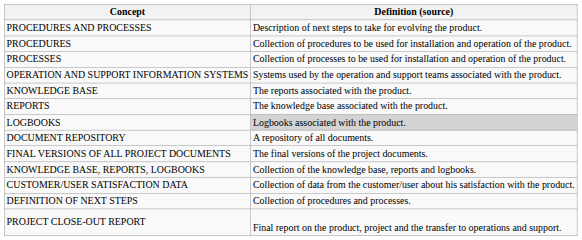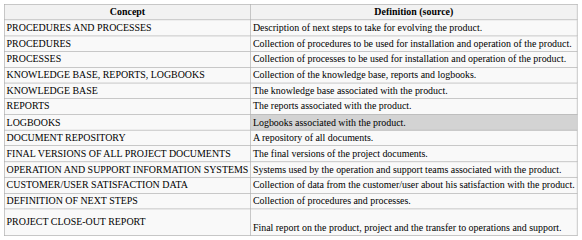rows swapped: (106, 169) <-> (127, 75)
(332, 91) The reports associated with the product. -> (350, 91) The knowledge base associated with the product.
(350, 106) The knowledge base associated with the product. -> (332, 106) The reports associated with the product.
